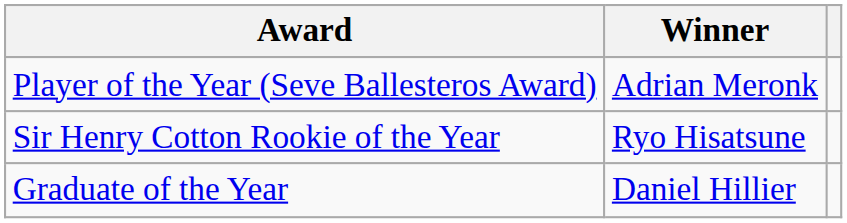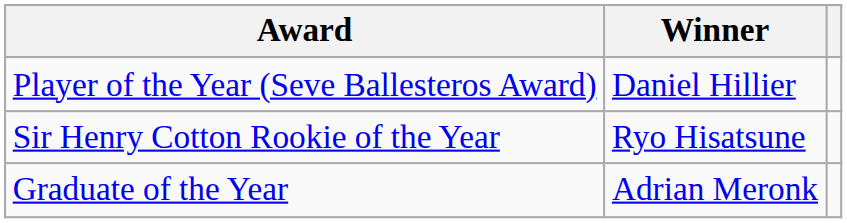(715, 83) Adrian Meronk -> (704, 83) Daniel Hillier
(704, 189) Daniel Hillier -> (715, 189) Adrian Meronk
